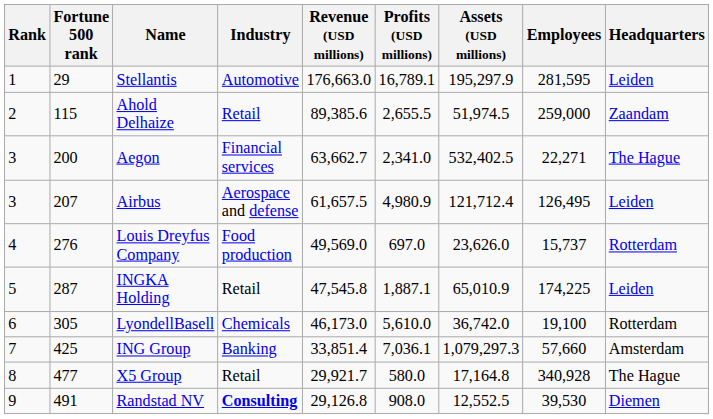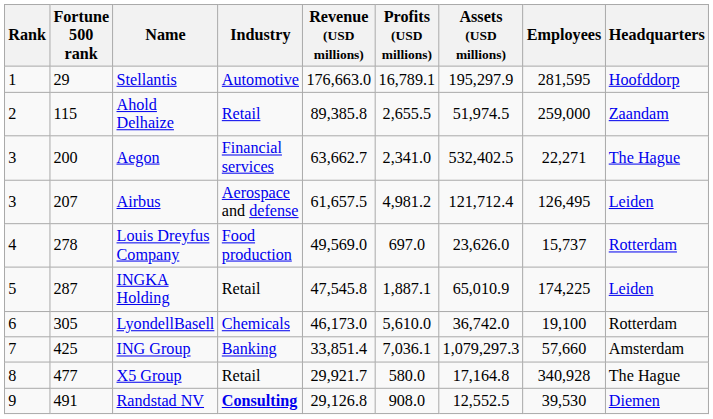(631, 79) Leiden -> (644, 79) Hoofddorp
(339, 114) 89,385.6 -> (339, 114) 89,385.8
(407, 201) 4,980.9 -> (407, 201) 4,981.2
(66, 245) 276 -> (66, 245) 278
